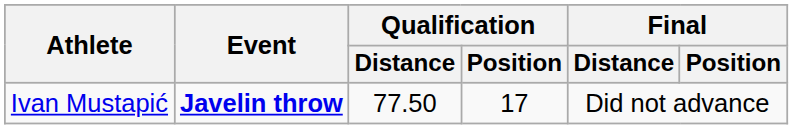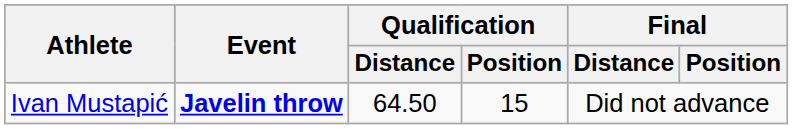(405, 104) 77.50 -> (405, 104) 64.50
(514, 104) 17 -> (514, 104) 15
